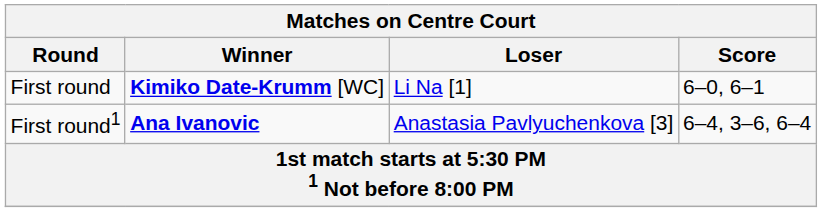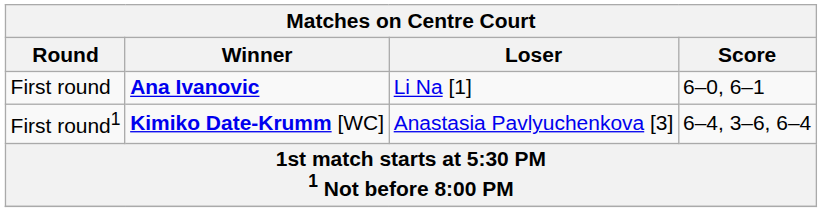(257, 87) Kimiko Date-Krumm [WC] -> (195, 87) Ana Ivanovic
(195, 123) Ana Ivanovic -> (257, 123) Kimiko Date-Krumm [WC]
